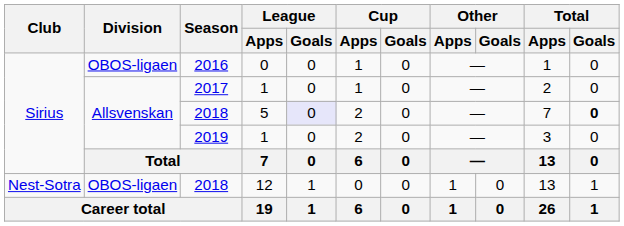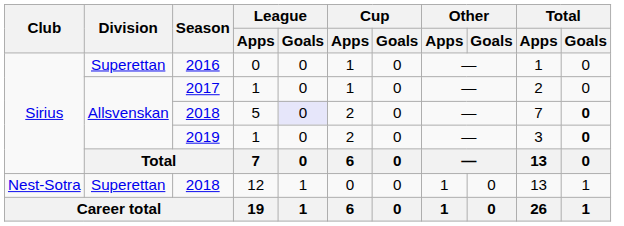(132, 64) OBOS-ligaen -> (128, 64) Superettan
(594, 137) normal -> (586, 137) bold
(132, 185) OBOS-ligaen -> (128, 185) Superettan
